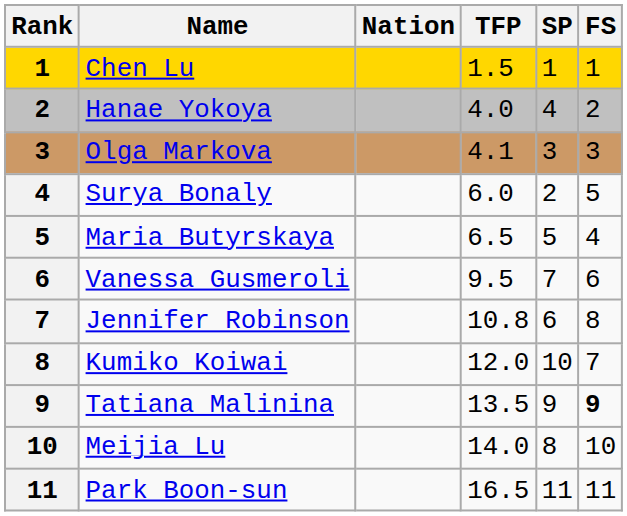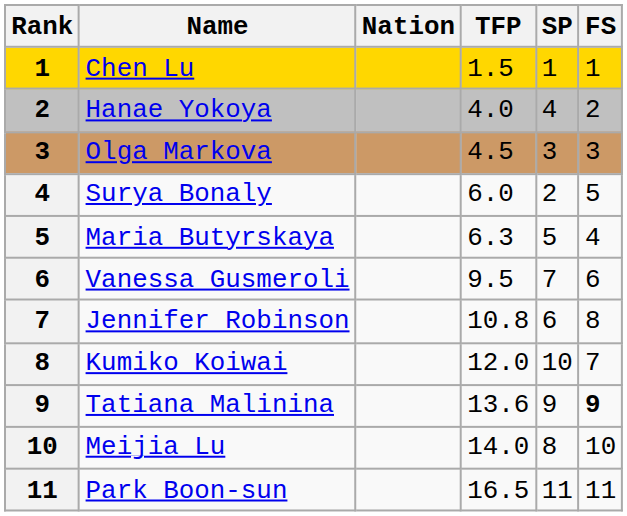(491, 153) 4.1 -> (491, 153) 4.5
(491, 237) 6.5 -> (491, 237) 6.3
(498, 406) 13.5 -> (498, 406) 13.6
